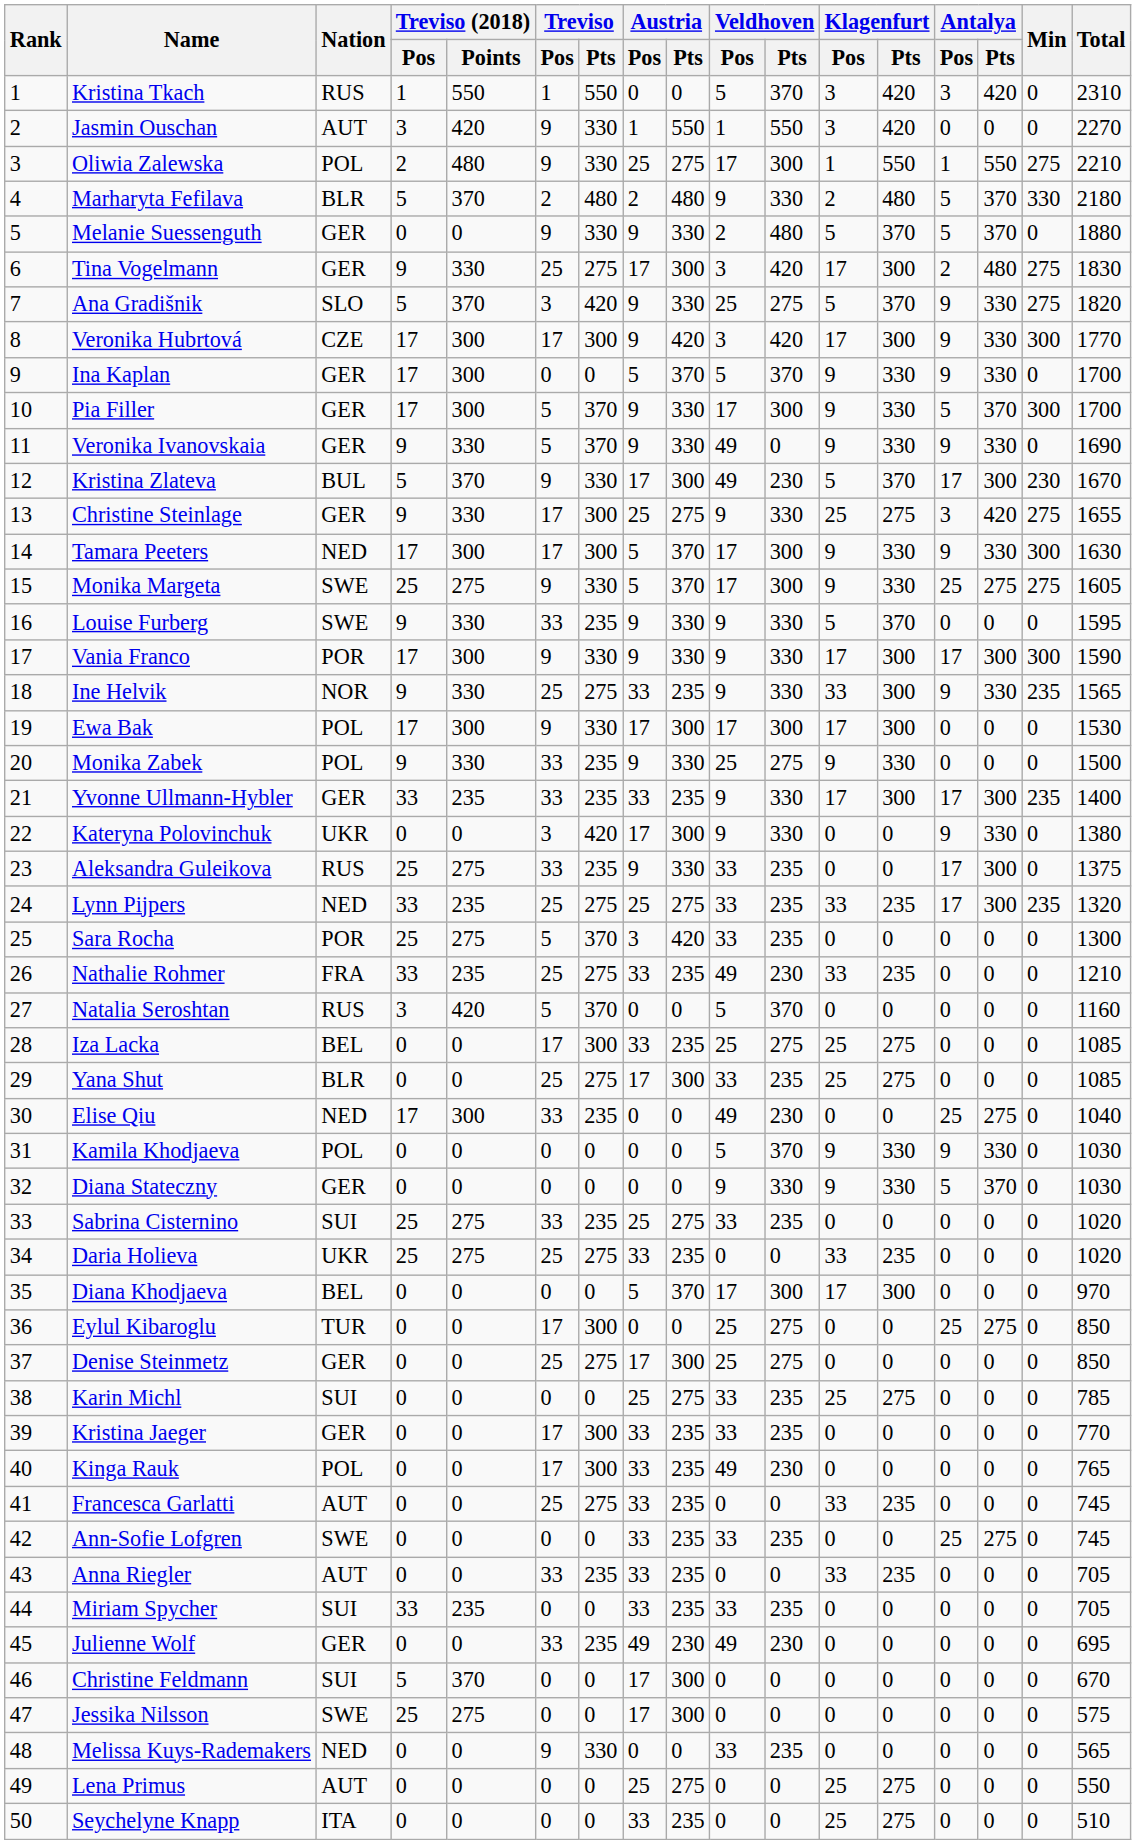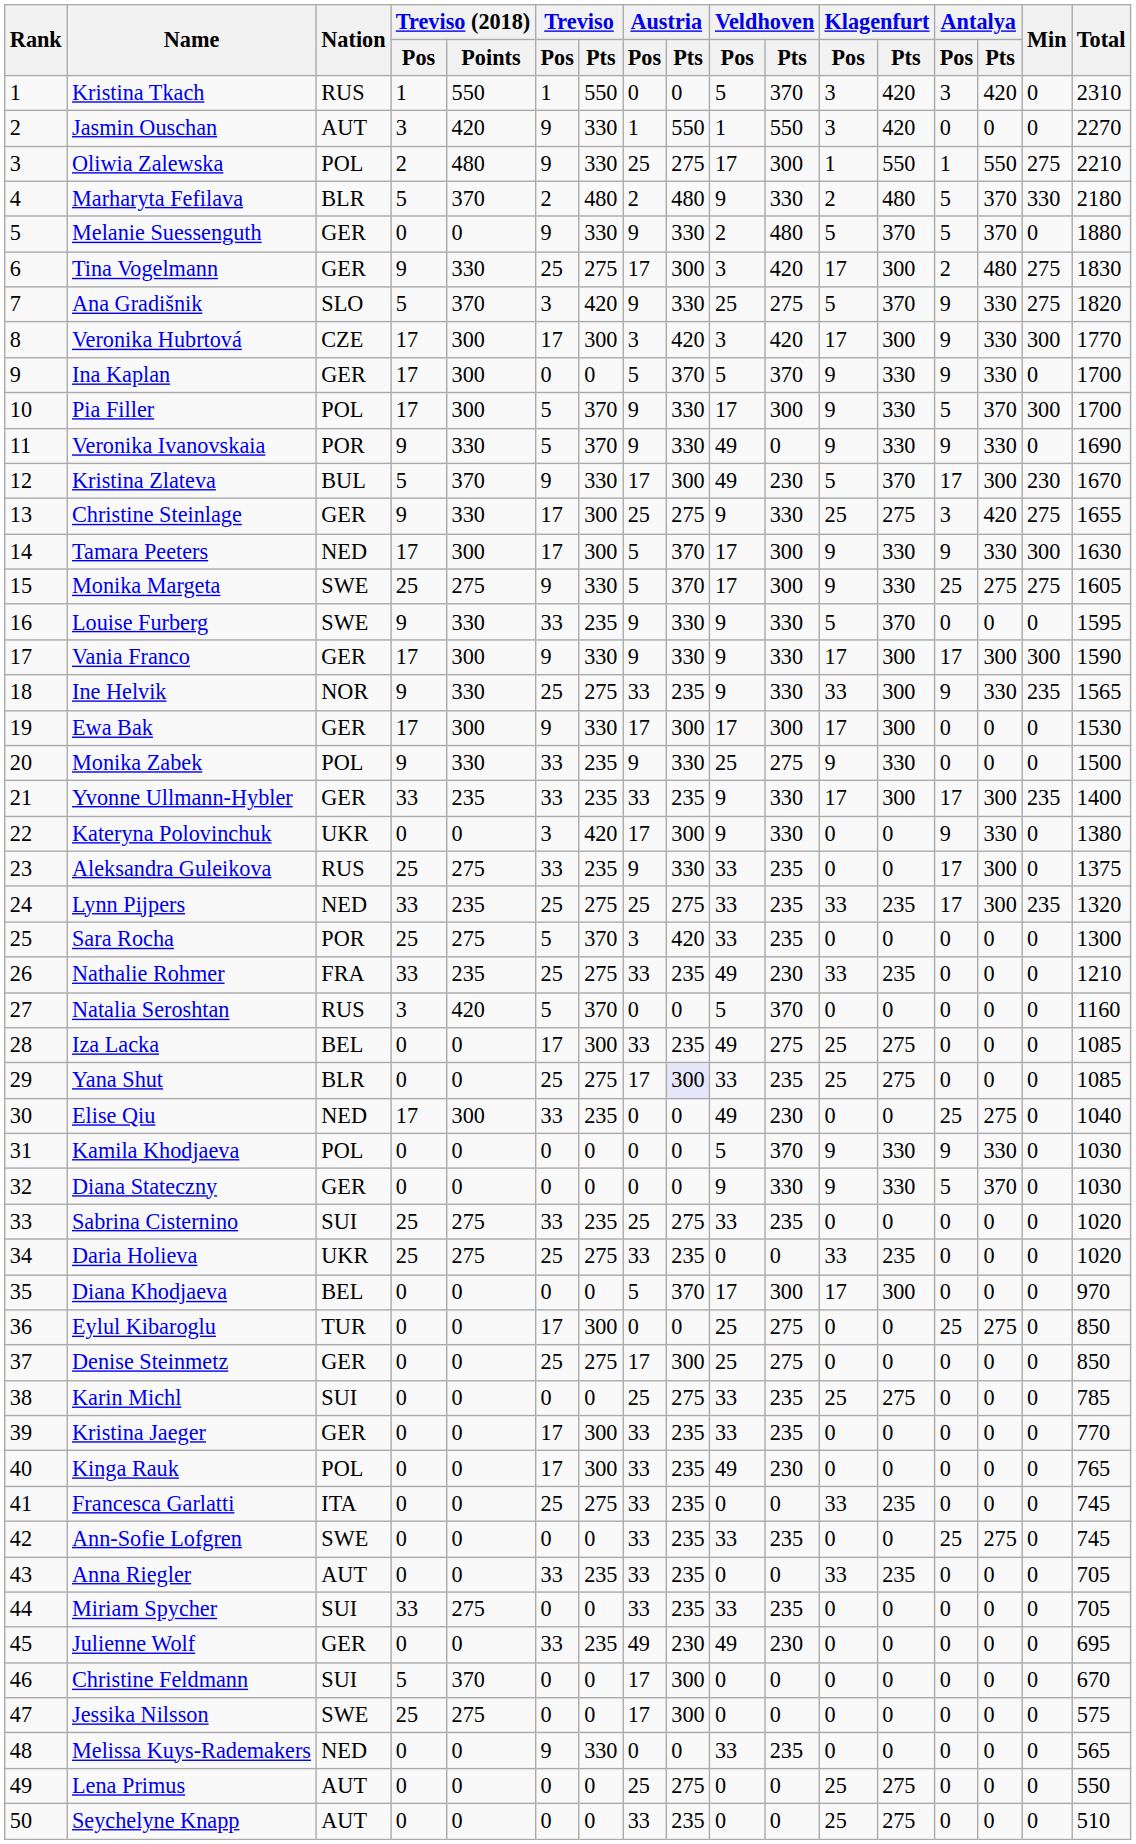(633, 339) 9 -> (633, 339) 3
(344, 410) GER -> (342, 410) POL
(344, 445) GER -> (343, 445) POR
(343, 657) POR -> (344, 657) GER
(342, 727) POL -> (344, 727) GER
(726, 1045) 25 -> (726, 1045) 49
(688, 1080) no background -> (688, 1080) lavender background
(344, 1503) AUT -> (339, 1503) ITA
(468, 1609) 235 -> (468, 1609) 275
(339, 1820) ITA -> (344, 1820) AUT
